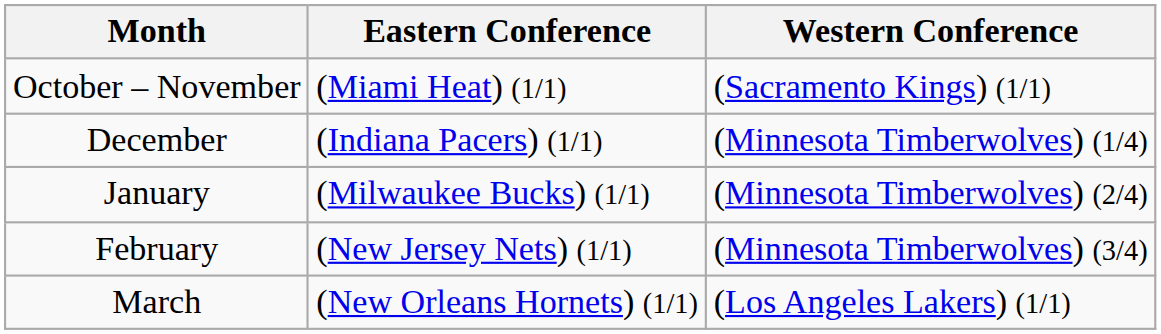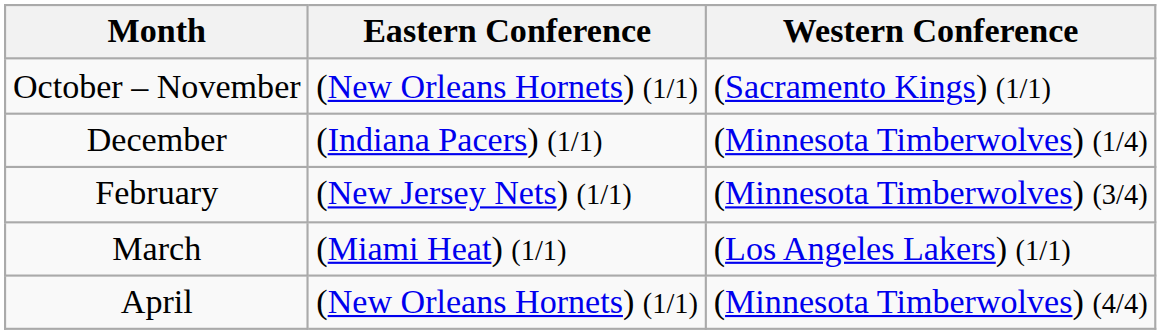(441, 85) (Miami Heat) (1/1) -> (507, 85) (New Orleans Hornets) (1/1)
- row: (157, 193)
(507, 301) (New Orleans Hornets) (1/1) -> (441, 247) (Miami Heat) (1/1)
+ row: (157, 301)
